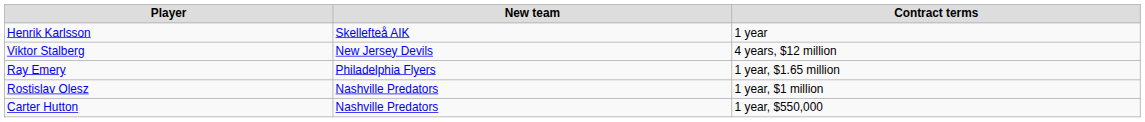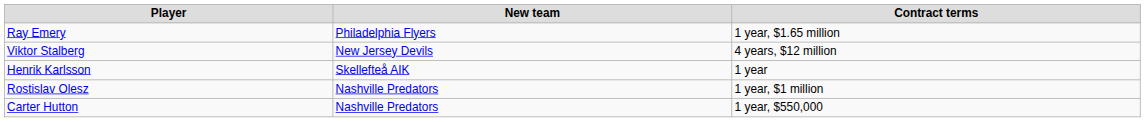rows swapped: (36, 70) <-> (49, 32)
